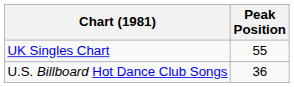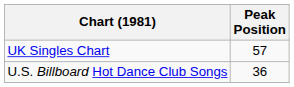(260, 51) 55 -> (260, 51) 57
